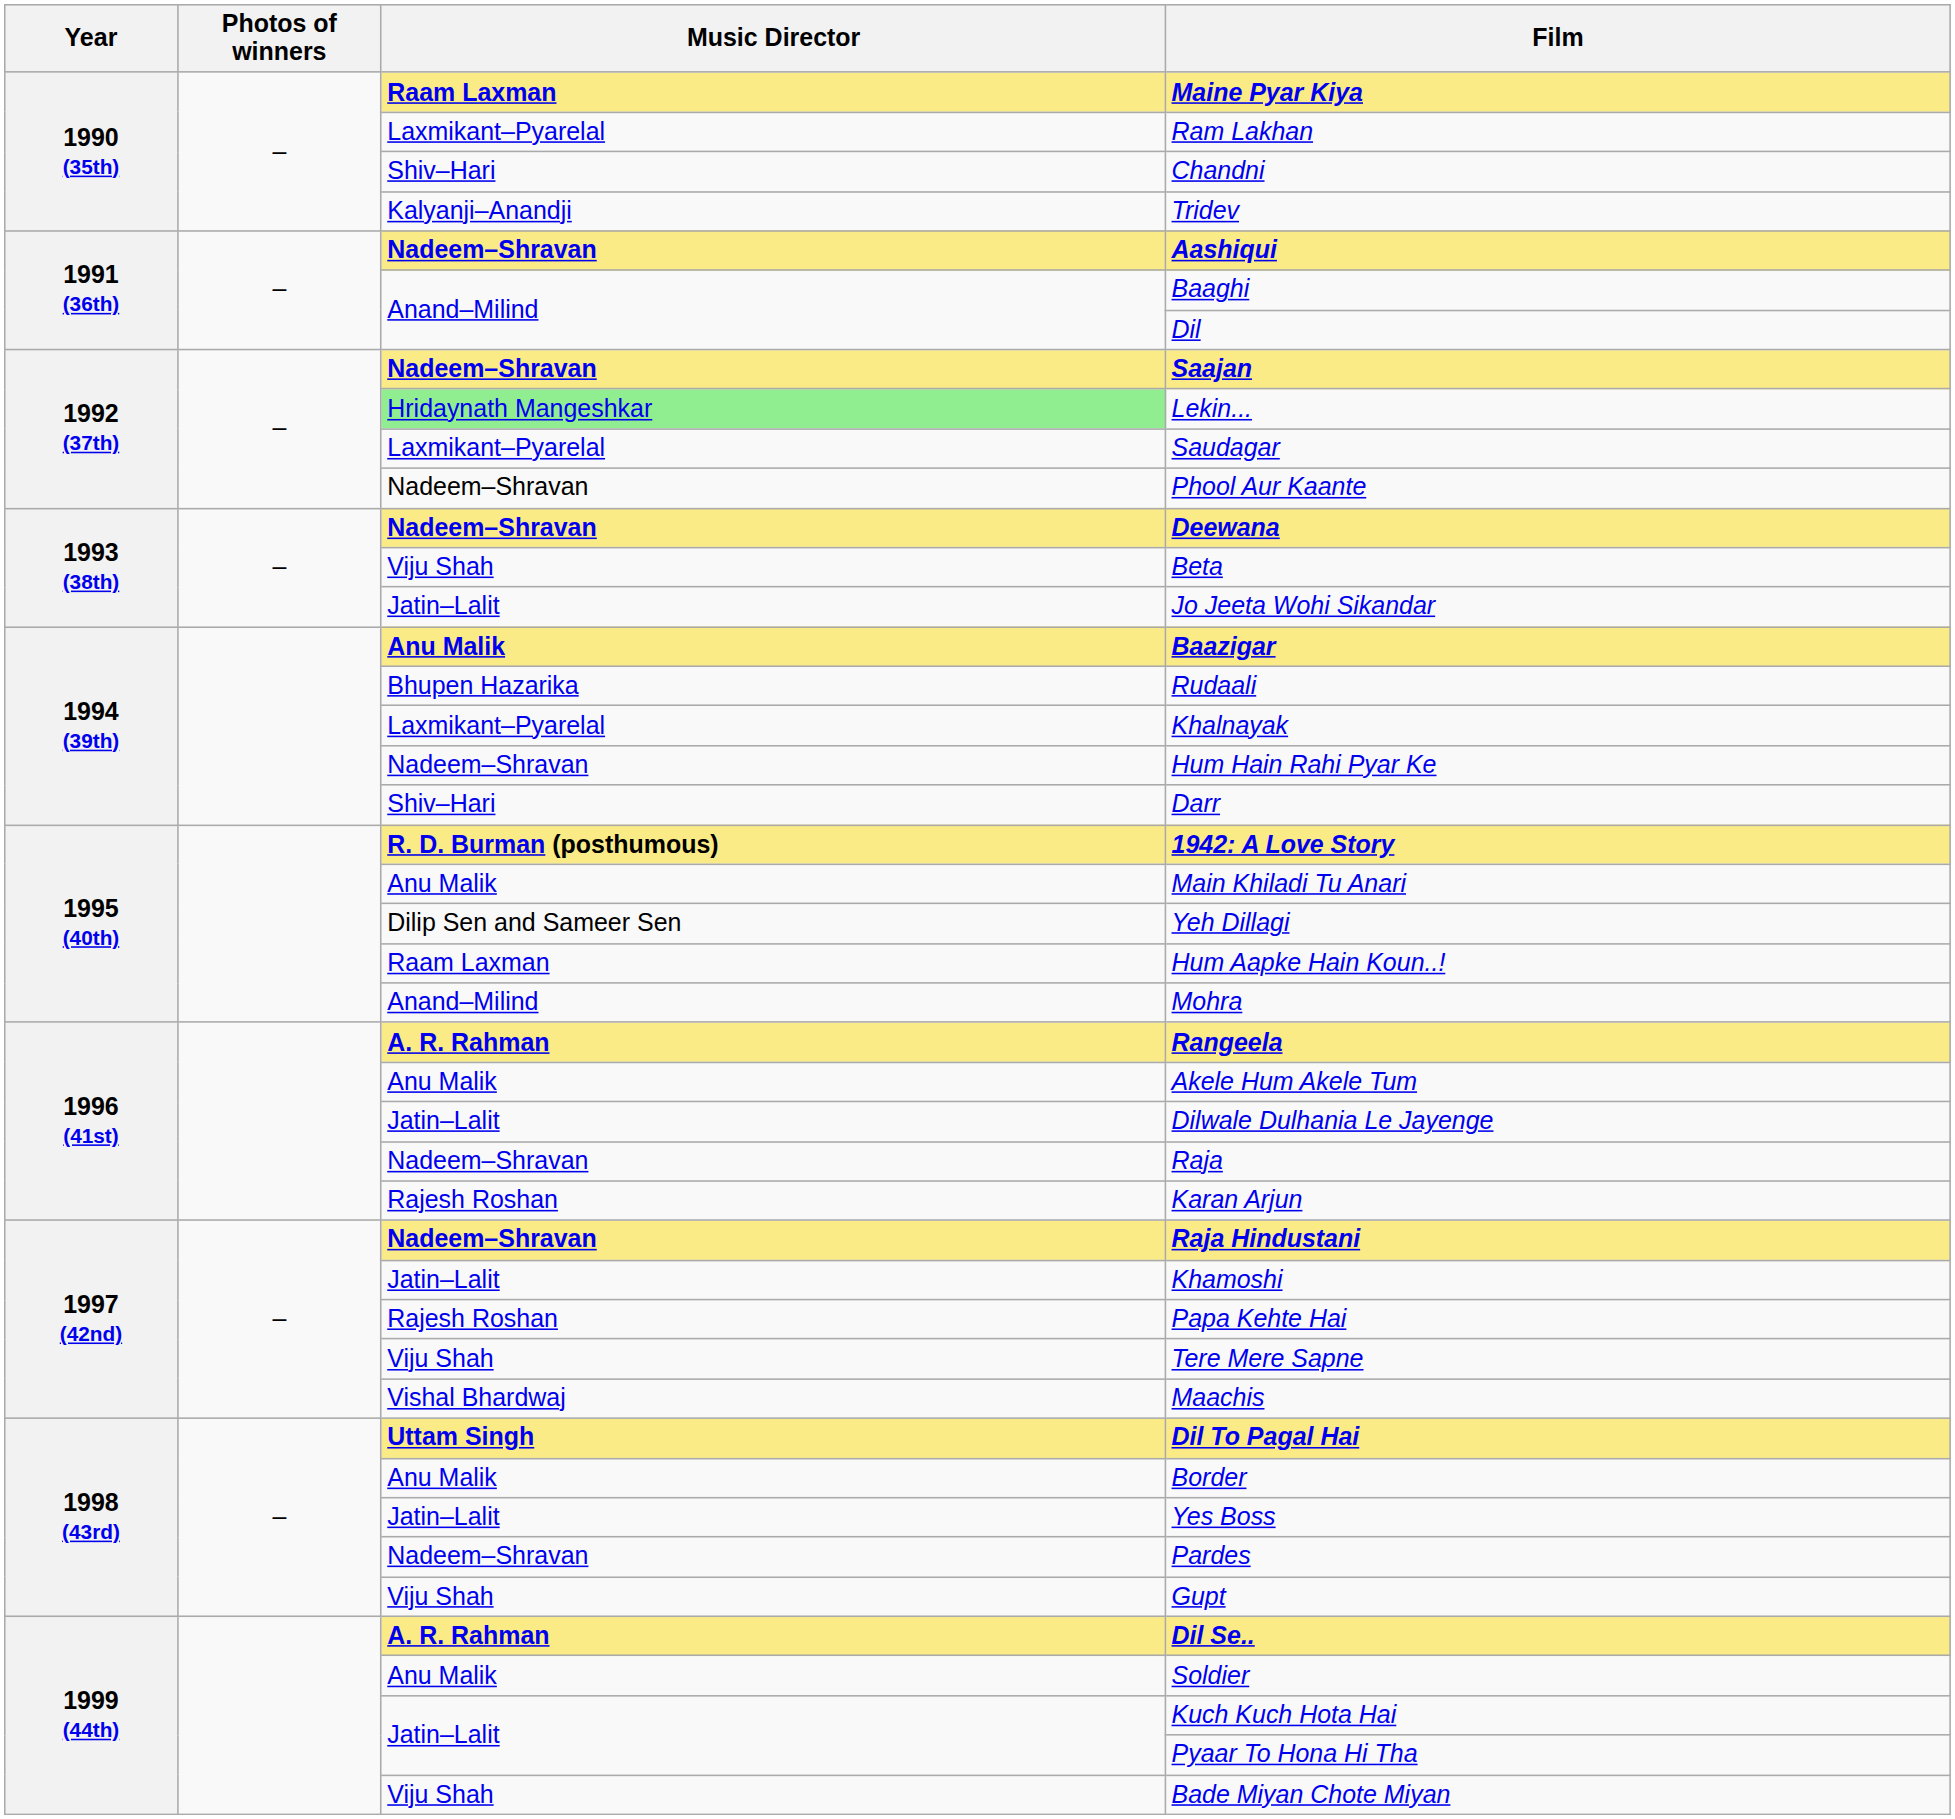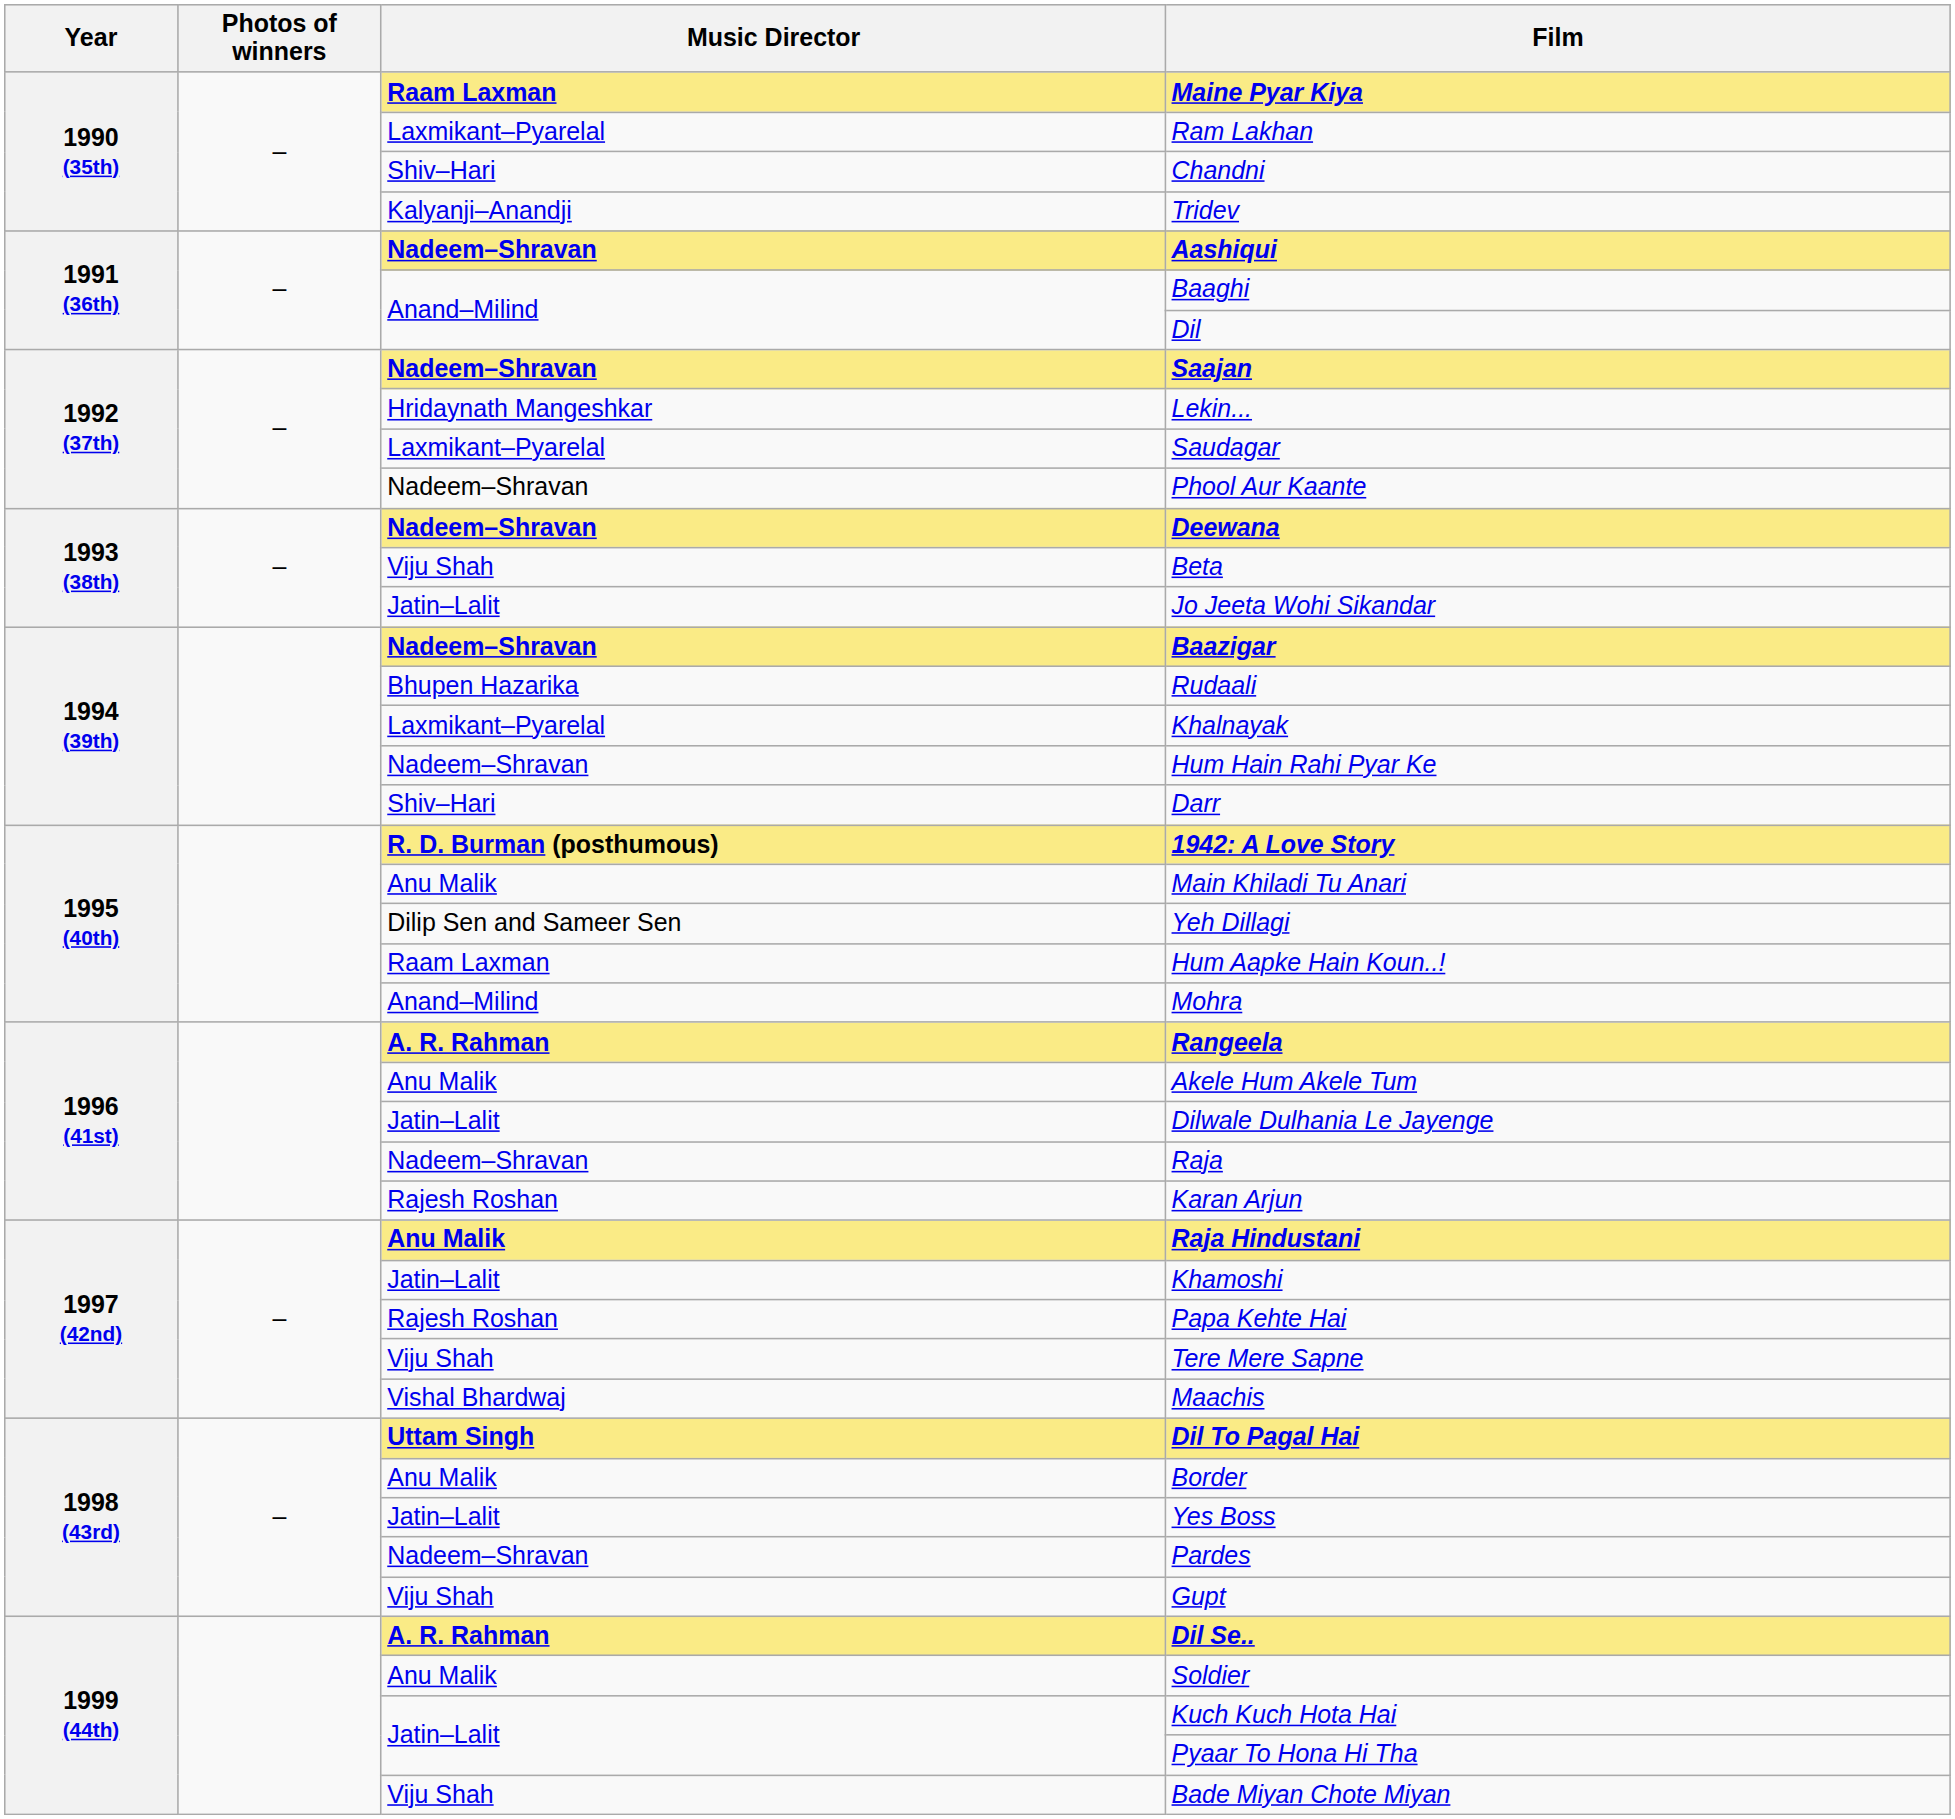(520, 408) lightgreen background -> (520, 408) no background
(446, 646) Anu Malik -> (492, 646) Nadeem–Shravan
(492, 1239) Nadeem–Shravan -> (446, 1239) Anu Malik
